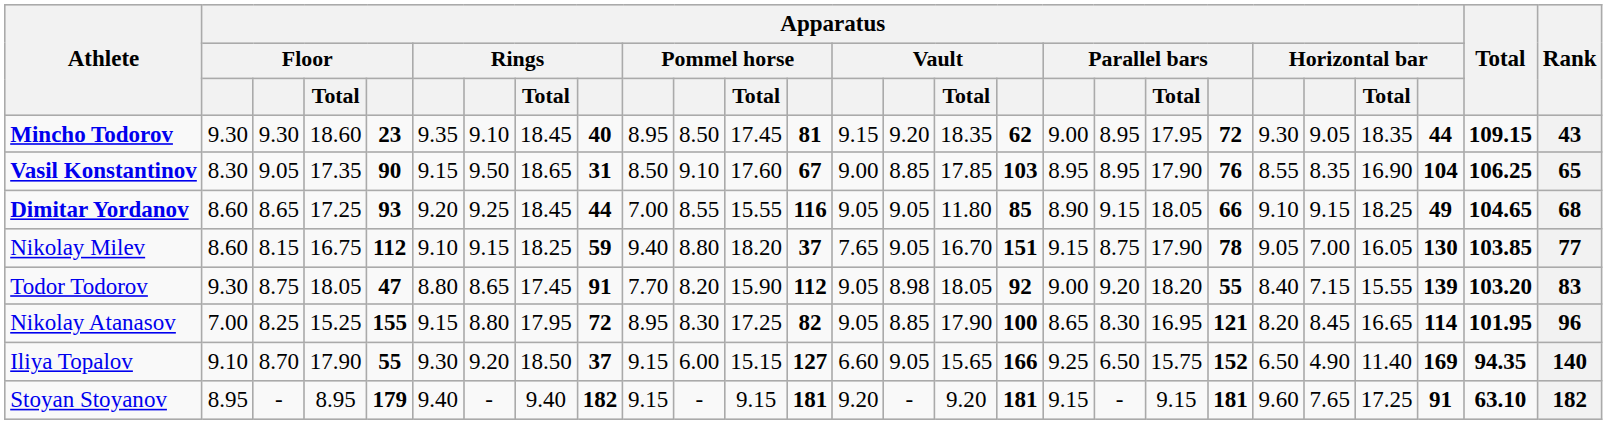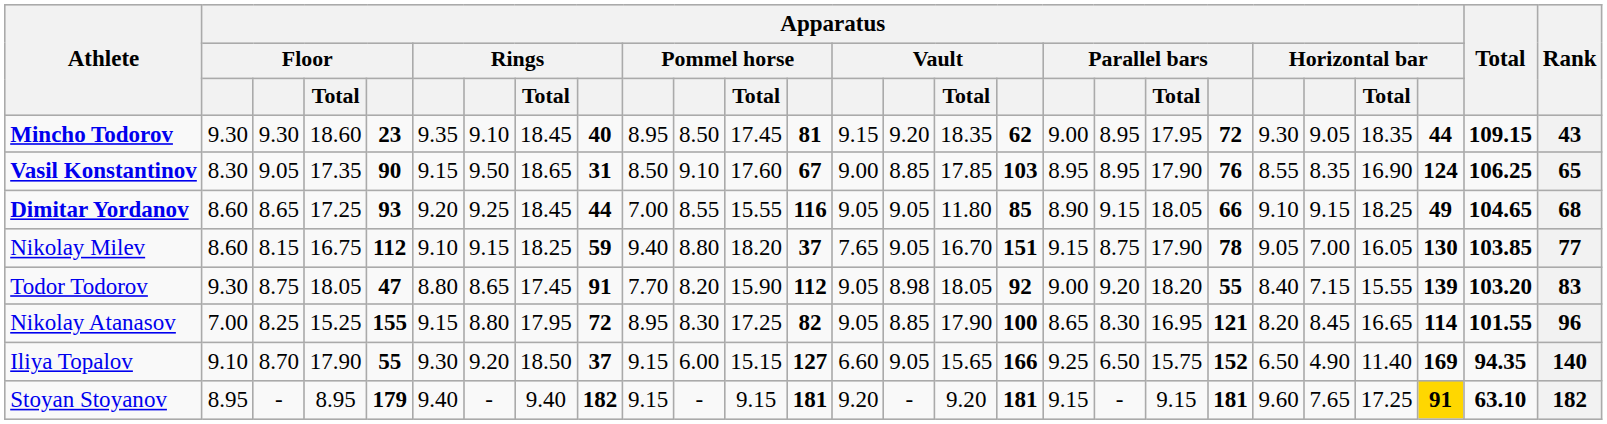(1441, 171) 104 -> (1441, 171) 124
(1500, 323) 101.95 -> (1500, 323) 101.55
(1441, 399) no background -> (1441, 399) gold background
